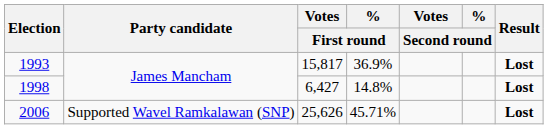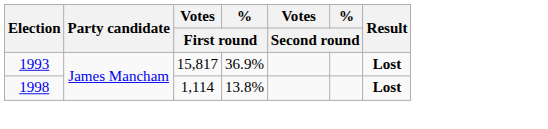(322, 87) 6,427 -> (197, 87) 1,114
(373, 87) 14.8% -> (245, 87) 13.8%
- row: (34, 111)
